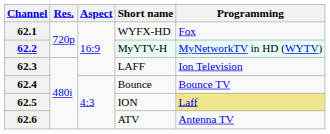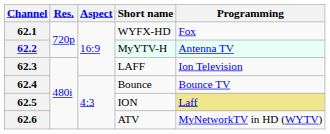(250, 48) MyNetworkTV in HD (WYTV) -> (206, 48) Antenna TV
(206, 119) Antenna TV -> (250, 119) MyNetworkTV in HD (WYTV)
